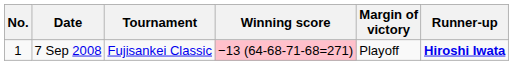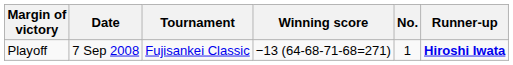columns swapped: (18, 22) <-> (389, 22)
(286, 50) pink background -> (323, 50) no background
